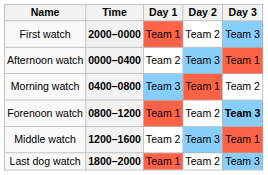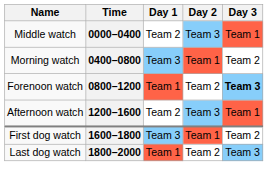- row: (115, 34)
(45, 60) Afternoon watch -> (45, 34) Middle watch
(45, 140) Middle watch -> (45, 113) Afternoon watch
+ row: (115, 135)
